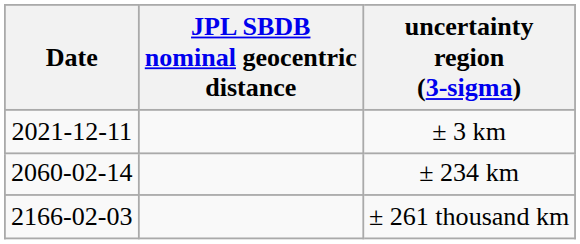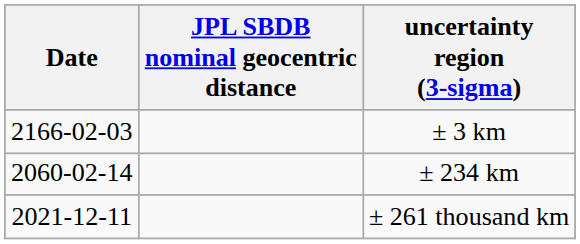(72, 130) 2021-12-11 -> (72, 130) 2166-02-03
(72, 216) 2166-02-03 -> (72, 216) 2021-12-11
